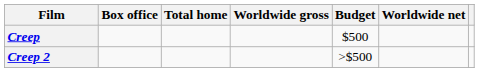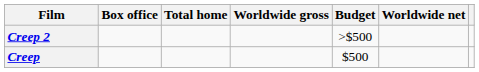rows swapped: (24, 36) <-> (29, 57)
